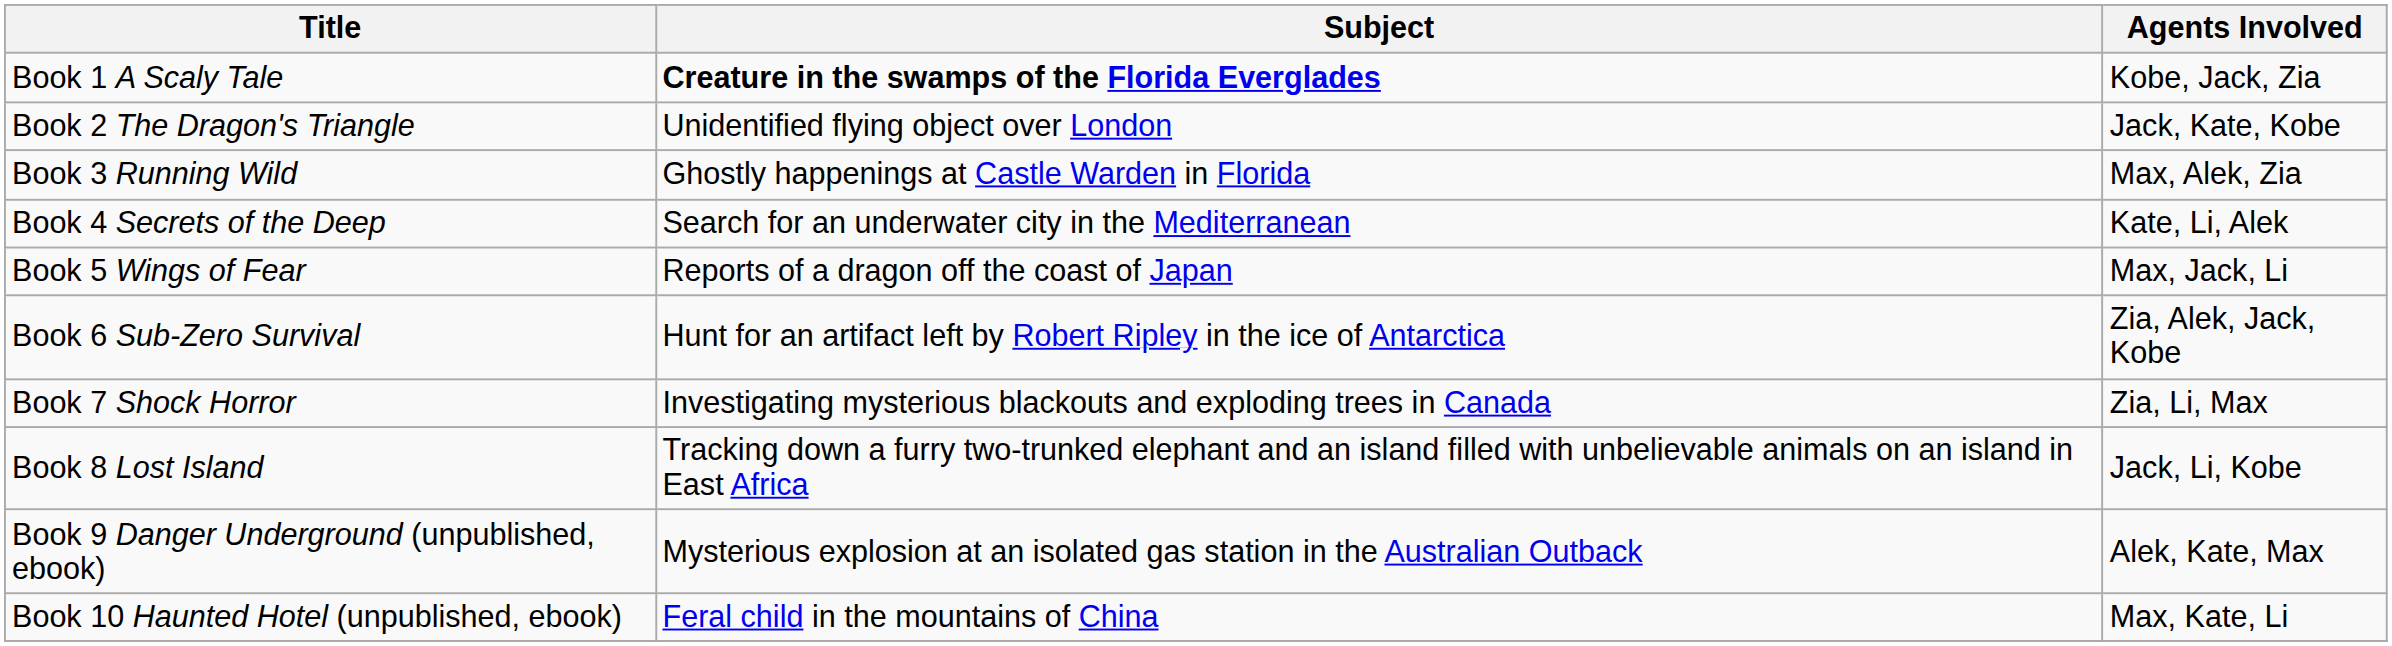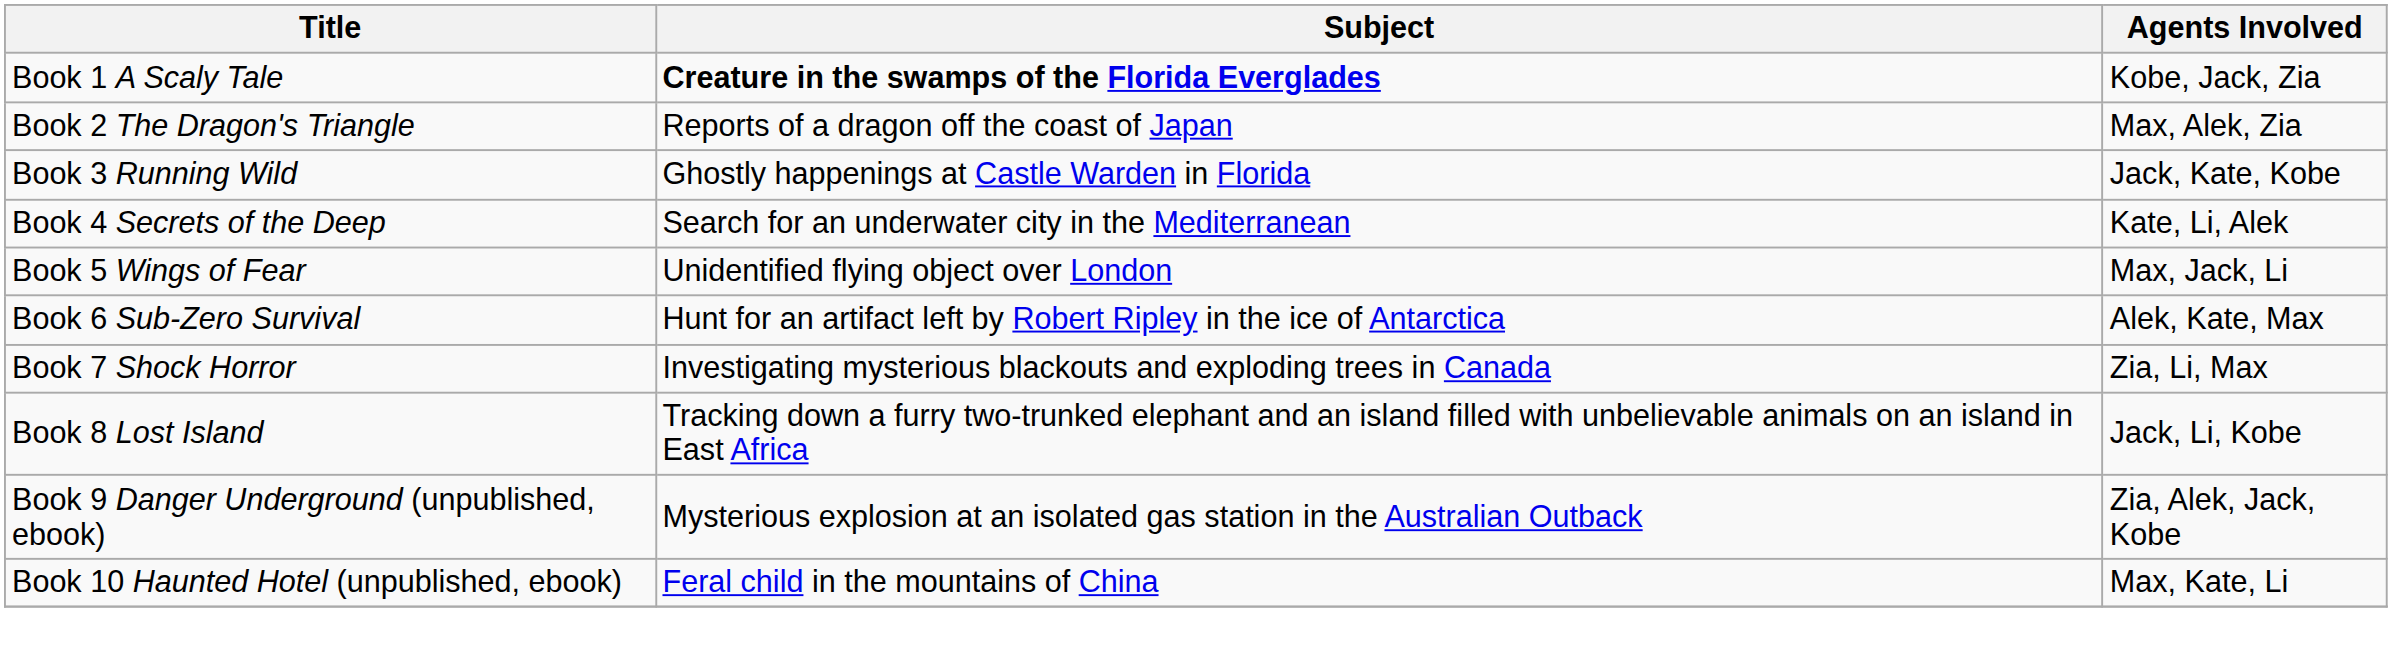(917, 125) Unidentified flying object over London -> (948, 125) Reports of a dragon off the coast of Japan
(2225, 125) Jack, Kate, Kobe -> (2206, 125) Max, Alek, Zia
(2206, 174) Max, Alek, Zia -> (2225, 174) Jack, Kate, Kobe
(948, 271) Reports of a dragon off the coast of Japan -> (917, 271) Unidentified flying object over London
(2213, 336) Zia, Alek, Jack, Kobe -> (2217, 319) Alek, Kate, Max
(2217, 550) Alek, Kate, Max -> (2213, 516) Zia, Alek, Jack, Kobe
